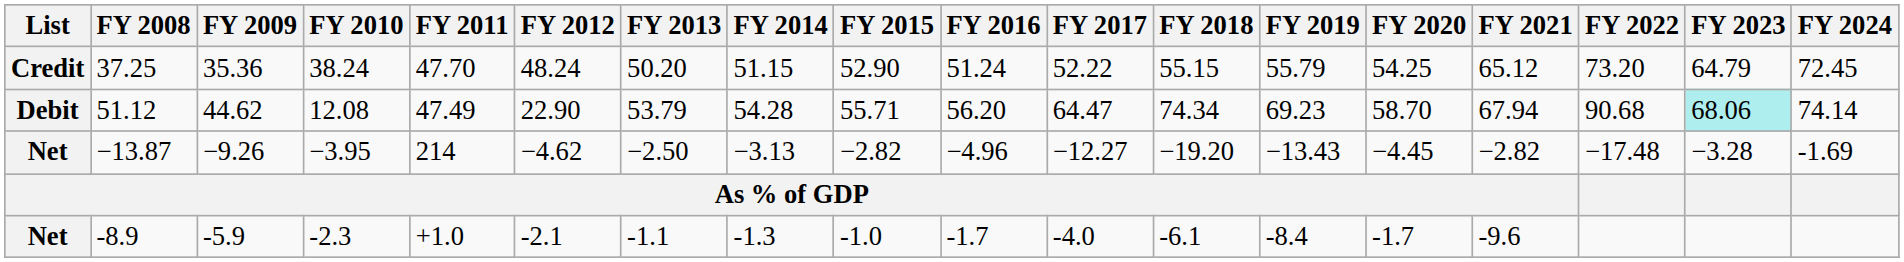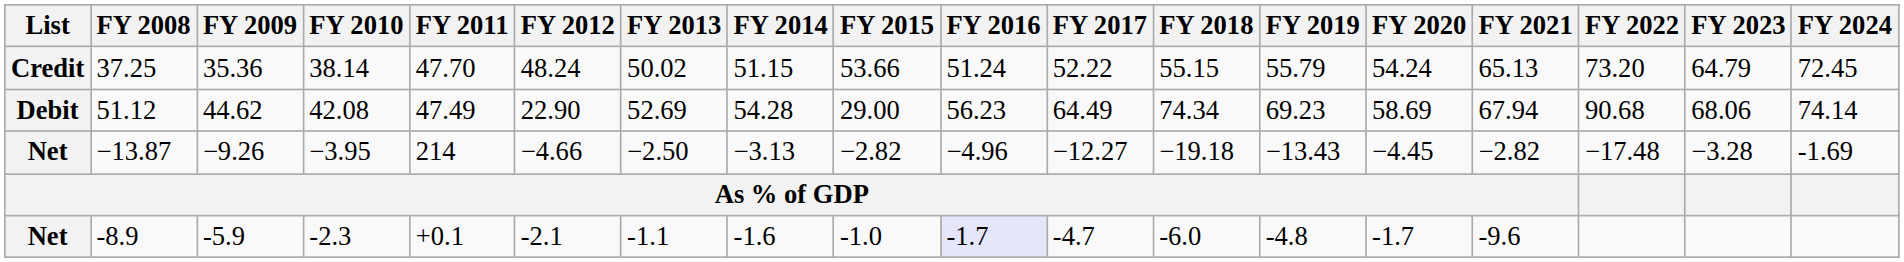(339, 67) 38.24 -> (339, 67) 38.14
(657, 67) 50.20 -> (657, 67) 50.02
(870, 67) 52.90 -> (870, 67) 53.66
(1402, 67) 54.25 -> (1402, 67) 54.24
(1508, 67) 65.12 -> (1508, 67) 65.13
(339, 109) 12.08 -> (339, 109) 42.08
(657, 109) 53.79 -> (657, 109) 52.69
(870, 109) 55.71 -> (870, 109) 29.00
(976, 109) 56.20 -> (976, 109) 56.23
(1083, 109) 64.47 -> (1083, 109) 64.49
(1402, 109) 58.70 -> (1402, 109) 58.69
(1721, 109) paleturquoise background -> (1721, 109) no background
(551, 151) −4.62 -> (551, 151) −4.66
(1197, 151) −19.20 -> (1197, 151) −19.18
(440, 236) +1.0 -> (440, 236) +0.1
(755, 236) -1.3 -> (755, 236) -1.6
(967, 236) no background -> (967, 236) lavender background
(1074, 236) -4.0 -> (1074, 236) -4.7
(1180, 236) -6.1 -> (1180, 236) -6.0
(1287, 236) -8.4 -> (1287, 236) -4.8
